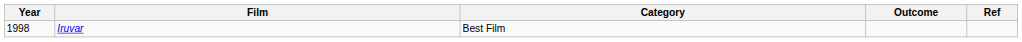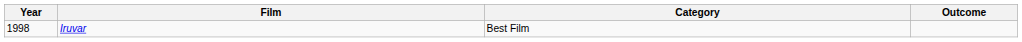- column: (992, 12)
